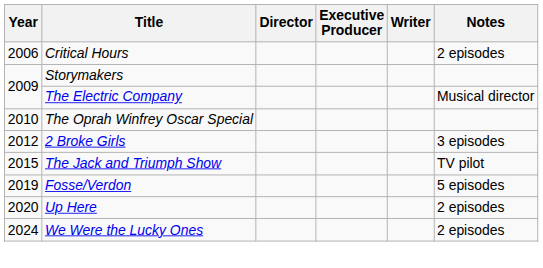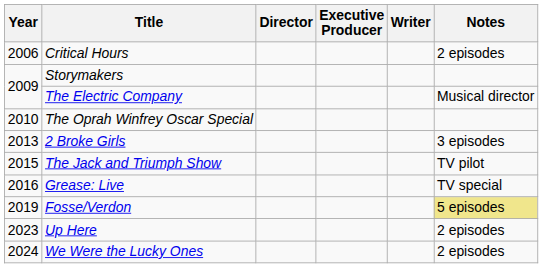(23, 141) 2012 -> (23, 141) 2013
+ row: (84, 185)
(471, 185) no background -> (471, 207) khaki background
(23, 207) 2020 -> (23, 229) 2023
